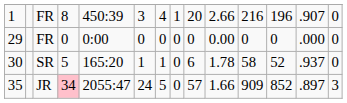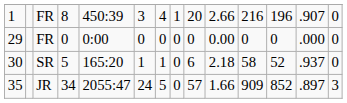(222, 62) 1.78 -> (222, 62) 2.18
(68, 86) pink background -> (68, 86) no background
